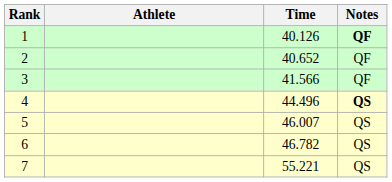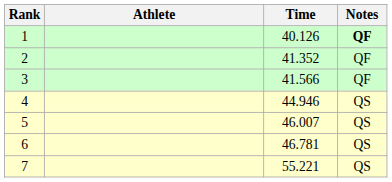(301, 58) 40.652 -> (301, 58) 41.352
(301, 101) 44.496 -> (301, 101) 44.946
(362, 101) bold -> (362, 101) normal
(301, 144) 46.782 -> (301, 144) 46.781
